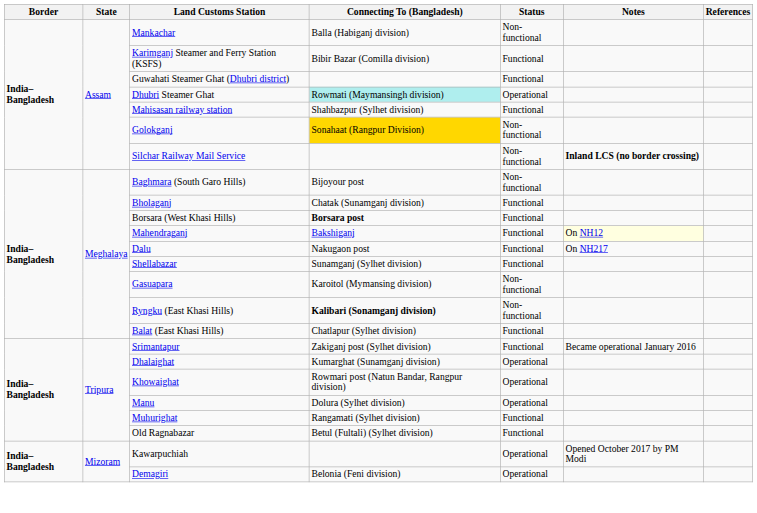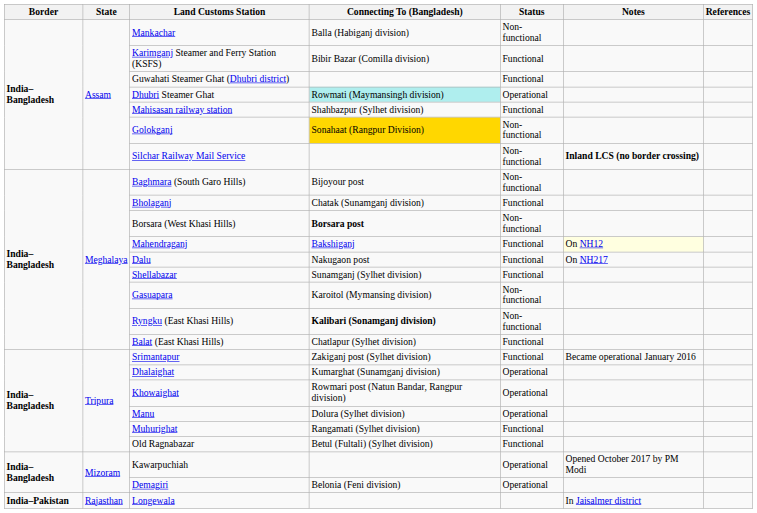(523, 218) Functional -> (522, 223) Non-functional
+ row: (153, 500)
